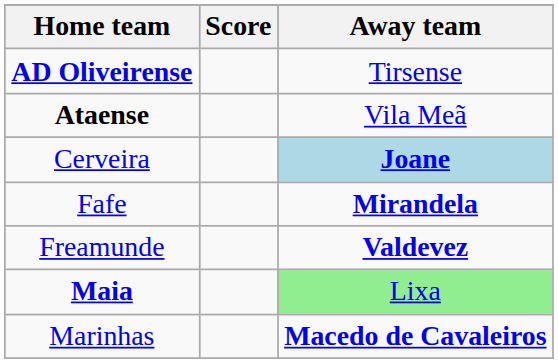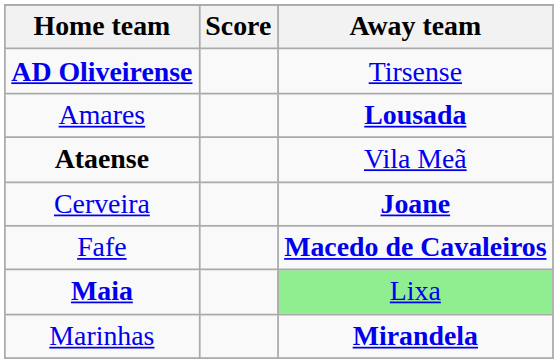+ row: (102, 114)
(415, 159) lightblue background -> (415, 203) no background
(415, 203) Mirandela -> (415, 247) Macedo de Cavaleiros
- row: (102, 247)
(415, 335) Macedo de Cavaleiros -> (415, 335) Mirandela
